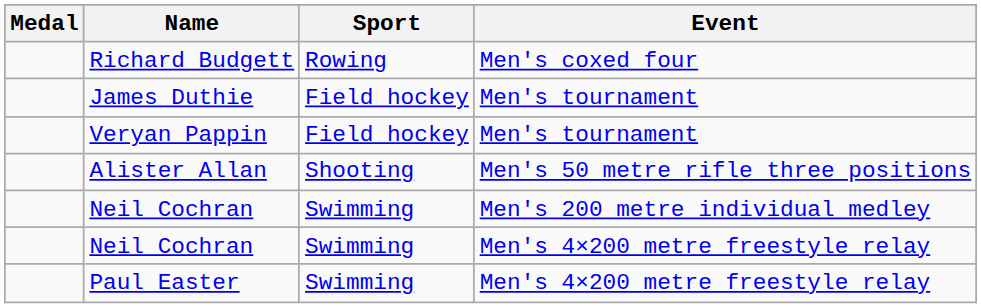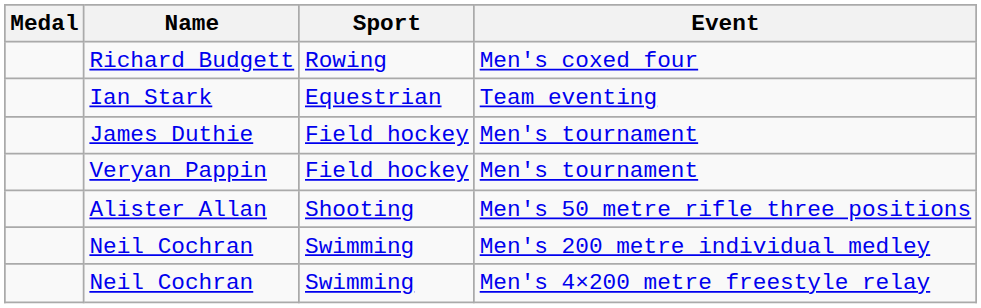+ row: (151, 98)
- row: (164, 283)
